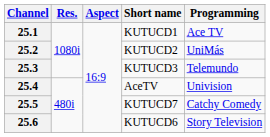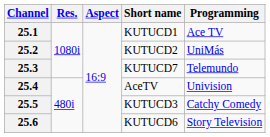(151, 68) KUTUCD3 -> (151, 68) KUTUCD7
(151, 104) KUTUCD7 -> (151, 104) KUTUCD3
